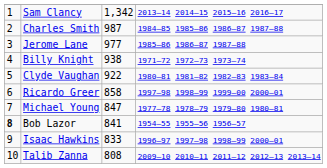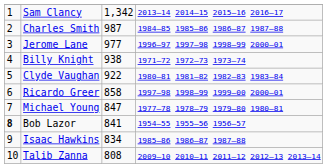(192, 44) 1985–86 1986–87 1987–88 -> (210, 44) 1996–97 1997–98 1998–99 2000–01
(113, 139) 833 -> (113, 139) 834
(210, 139) 1996–97 1997–98 1998–99 2000–01 -> (192, 139) 1985–86 1986–87 1987–88
